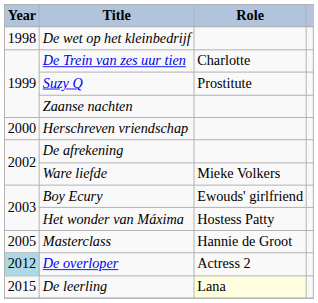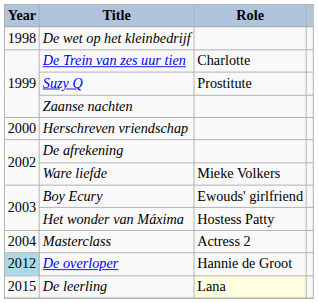(22, 241) 2005 -> (22, 241) 2004
(245, 241) Hannie de Groot -> (224, 241) Actress 2
(224, 264) Actress 2 -> (245, 264) Hannie de Groot
